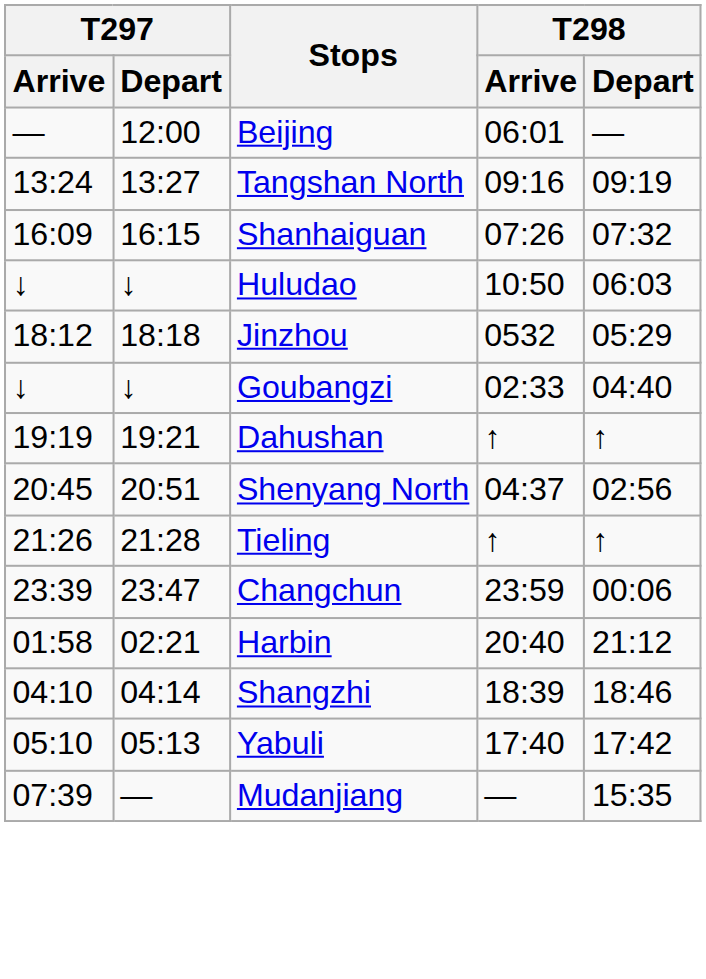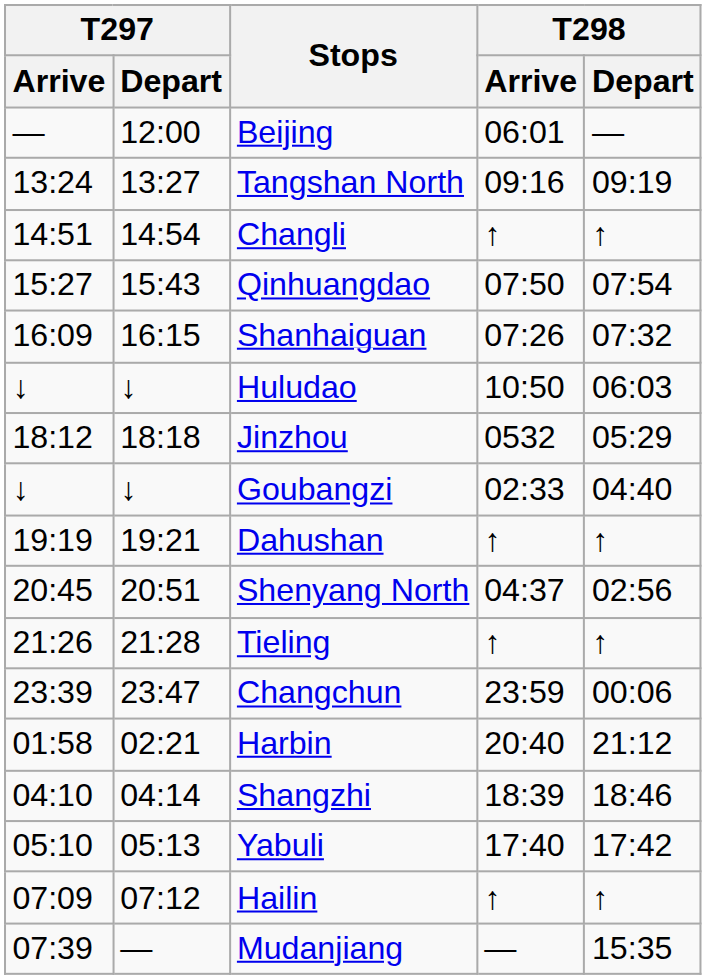+ row: (291, 234)
+ row: (333, 285)
+ row: (277, 897)
